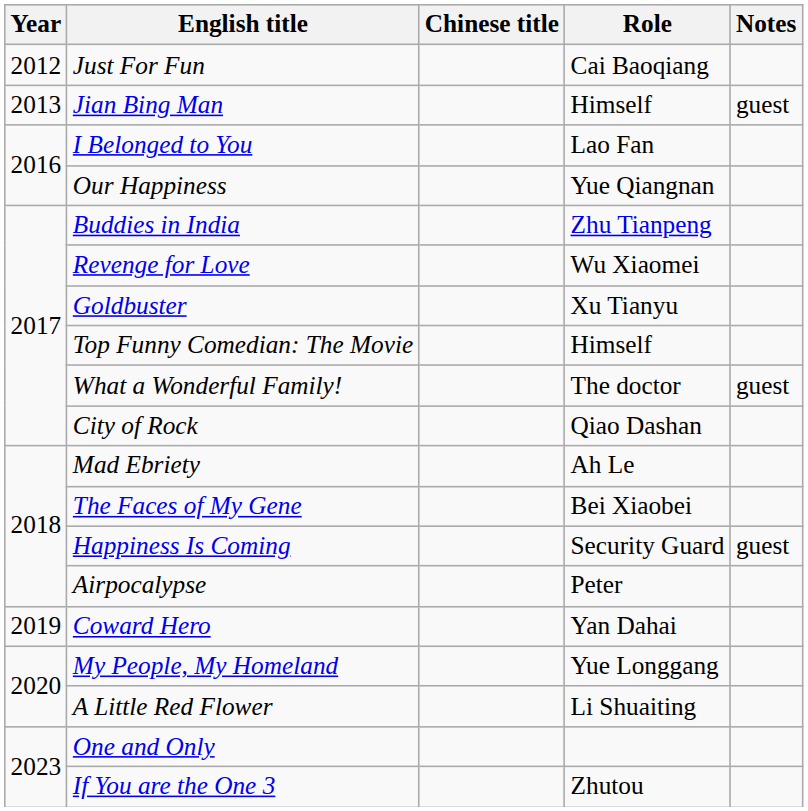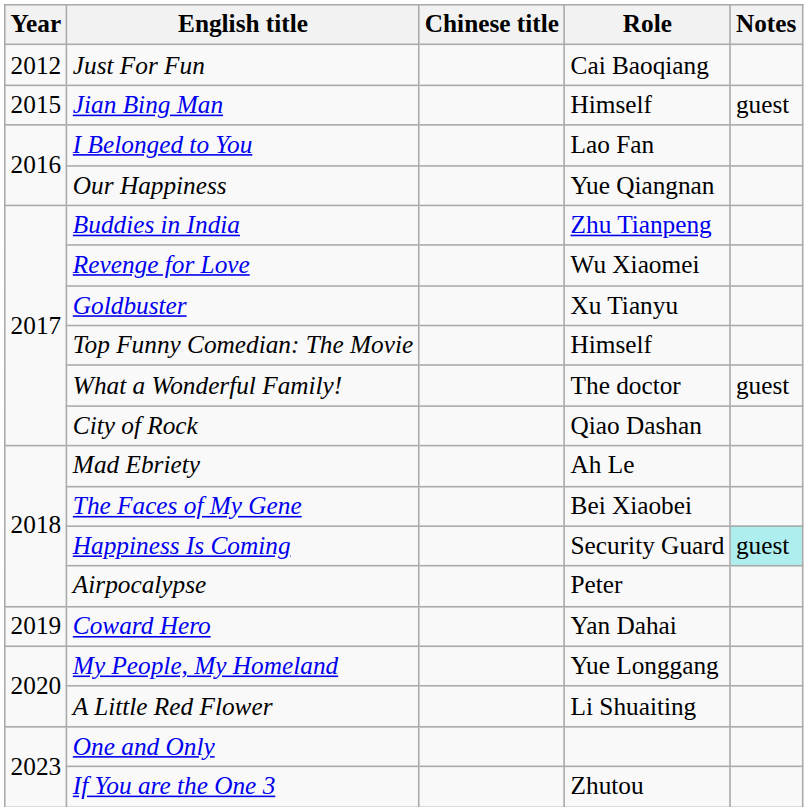(36, 104) 2013 -> (36, 104) 2015
(763, 545) no background -> (763, 545) paleturquoise background
